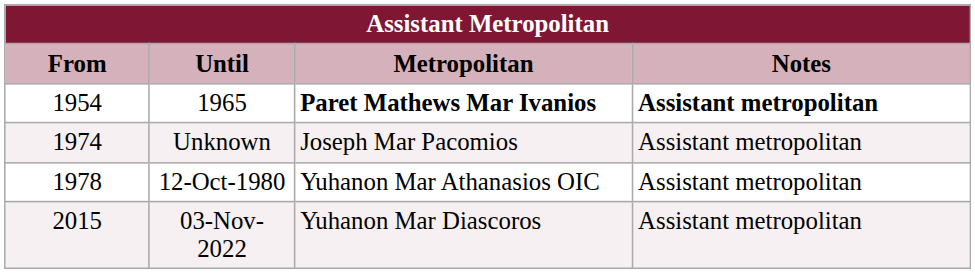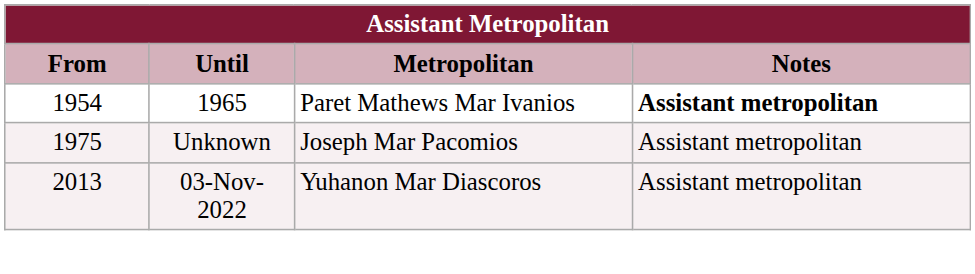(448, 102) bold -> (438, 102) normal
(77, 142) 1974 -> (77, 142) 1975
- row: (222, 181)
(77, 220) 2015 -> (77, 181) 2013
